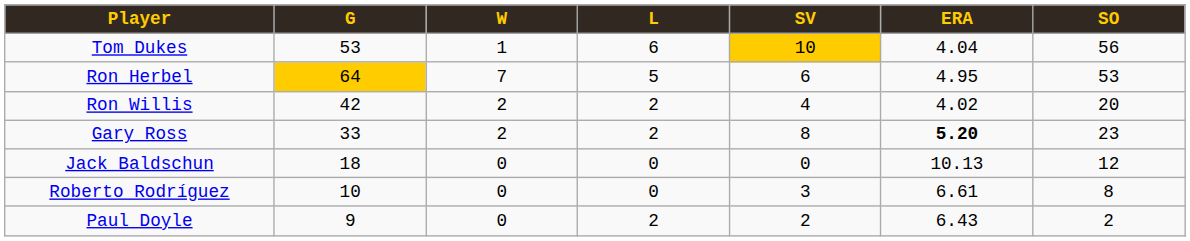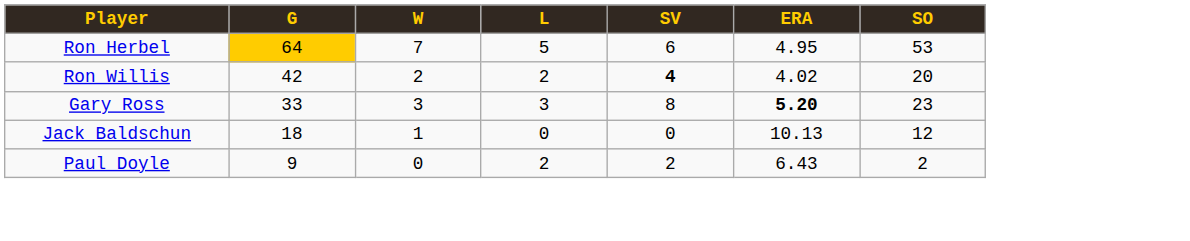- row: (140, 48)
(805, 106) normal -> (670, 77) bold
(502, 134) 2 -> (418, 106) 3
(654, 134) 2 -> (544, 106) 3
(502, 163) 0 -> (418, 134) 1
- row: (140, 192)
